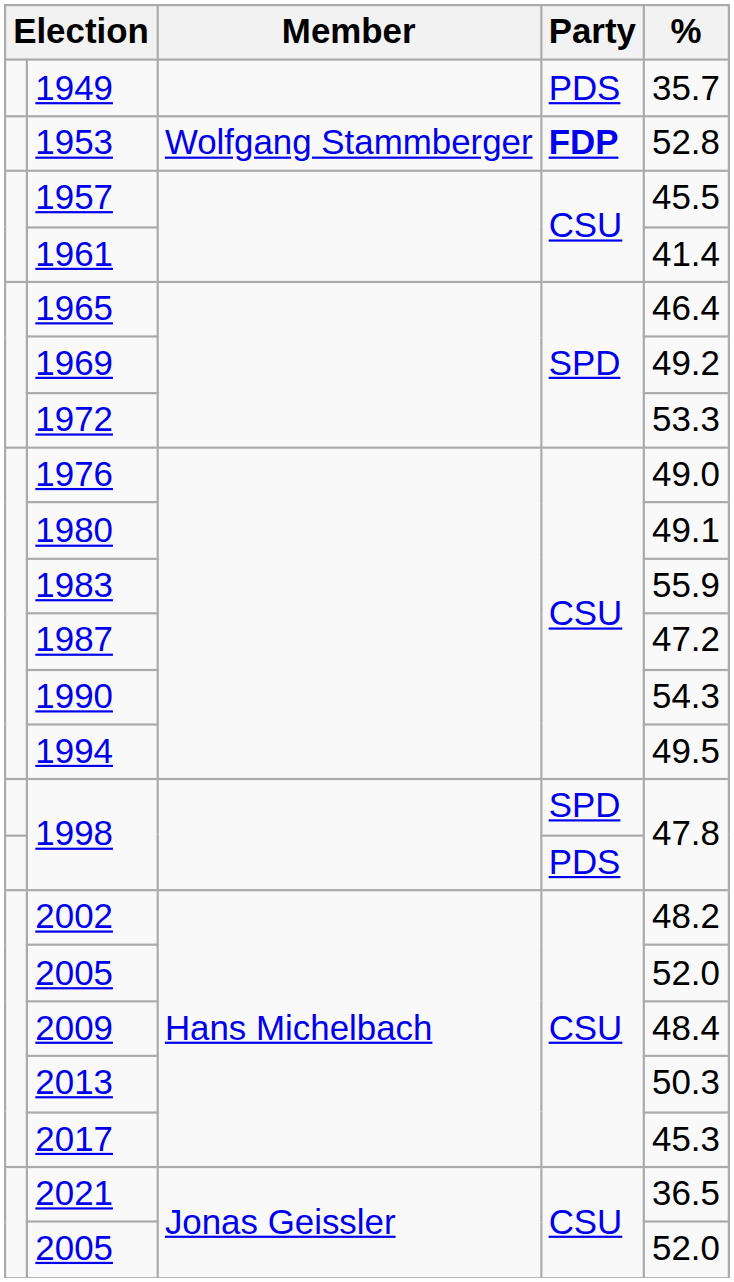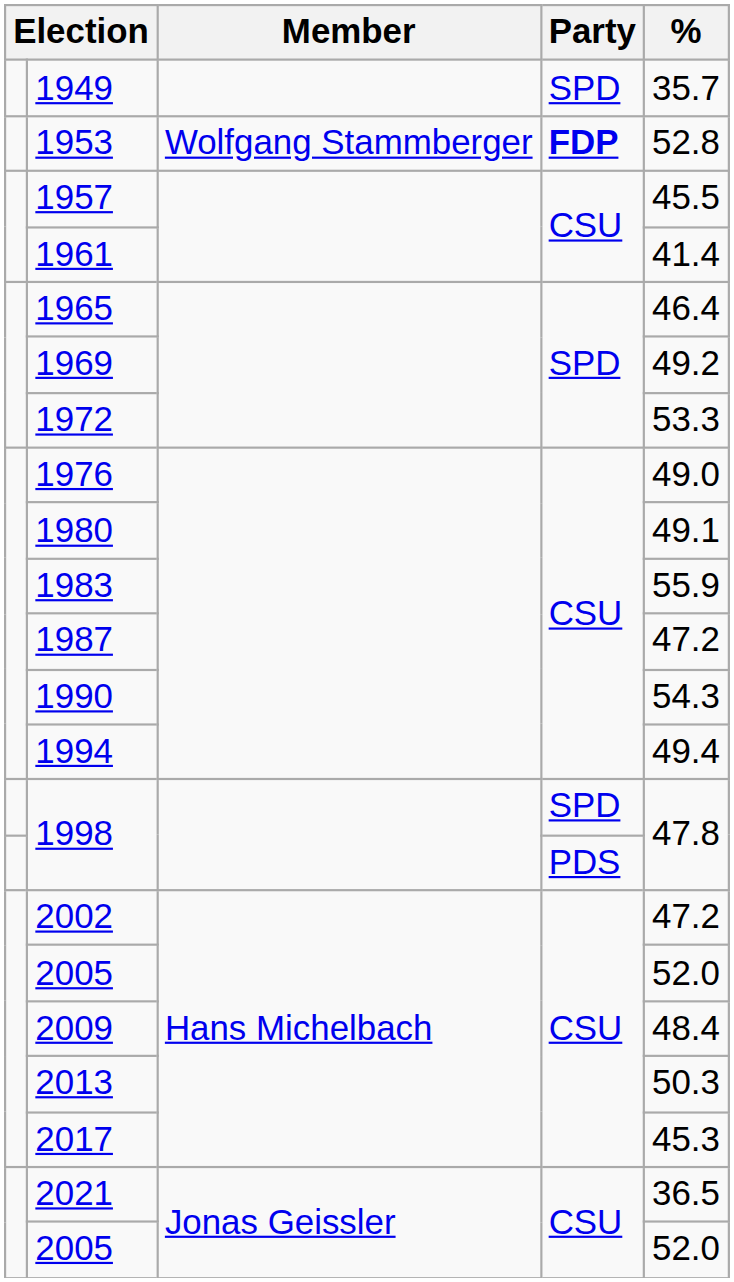(585, 87) PDS -> (585, 87) SPD
(686, 751) 49.5 -> (686, 751) 49.4
(686, 917) 48.2 -> (686, 917) 47.2
